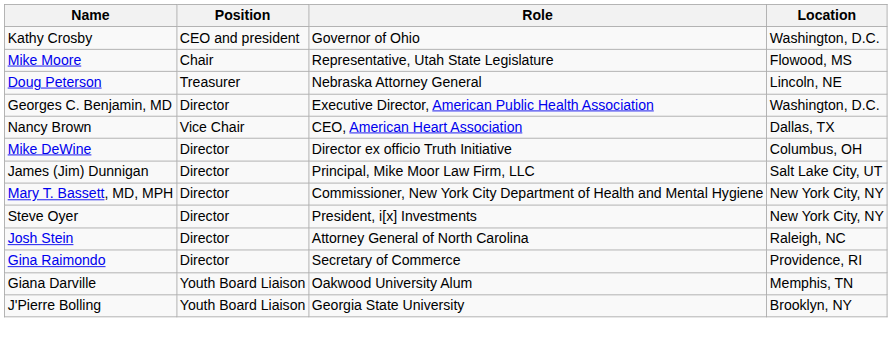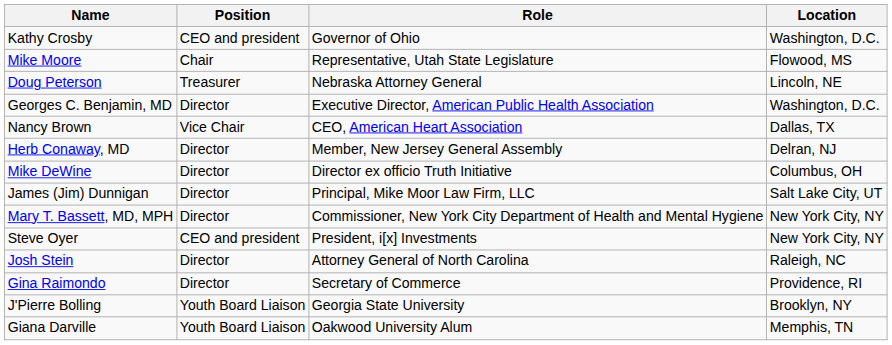+ row: (69, 149)
(204, 216) Director -> (240, 238) CEO and president
rows swapped: (52, 283) <-> (54, 305)
